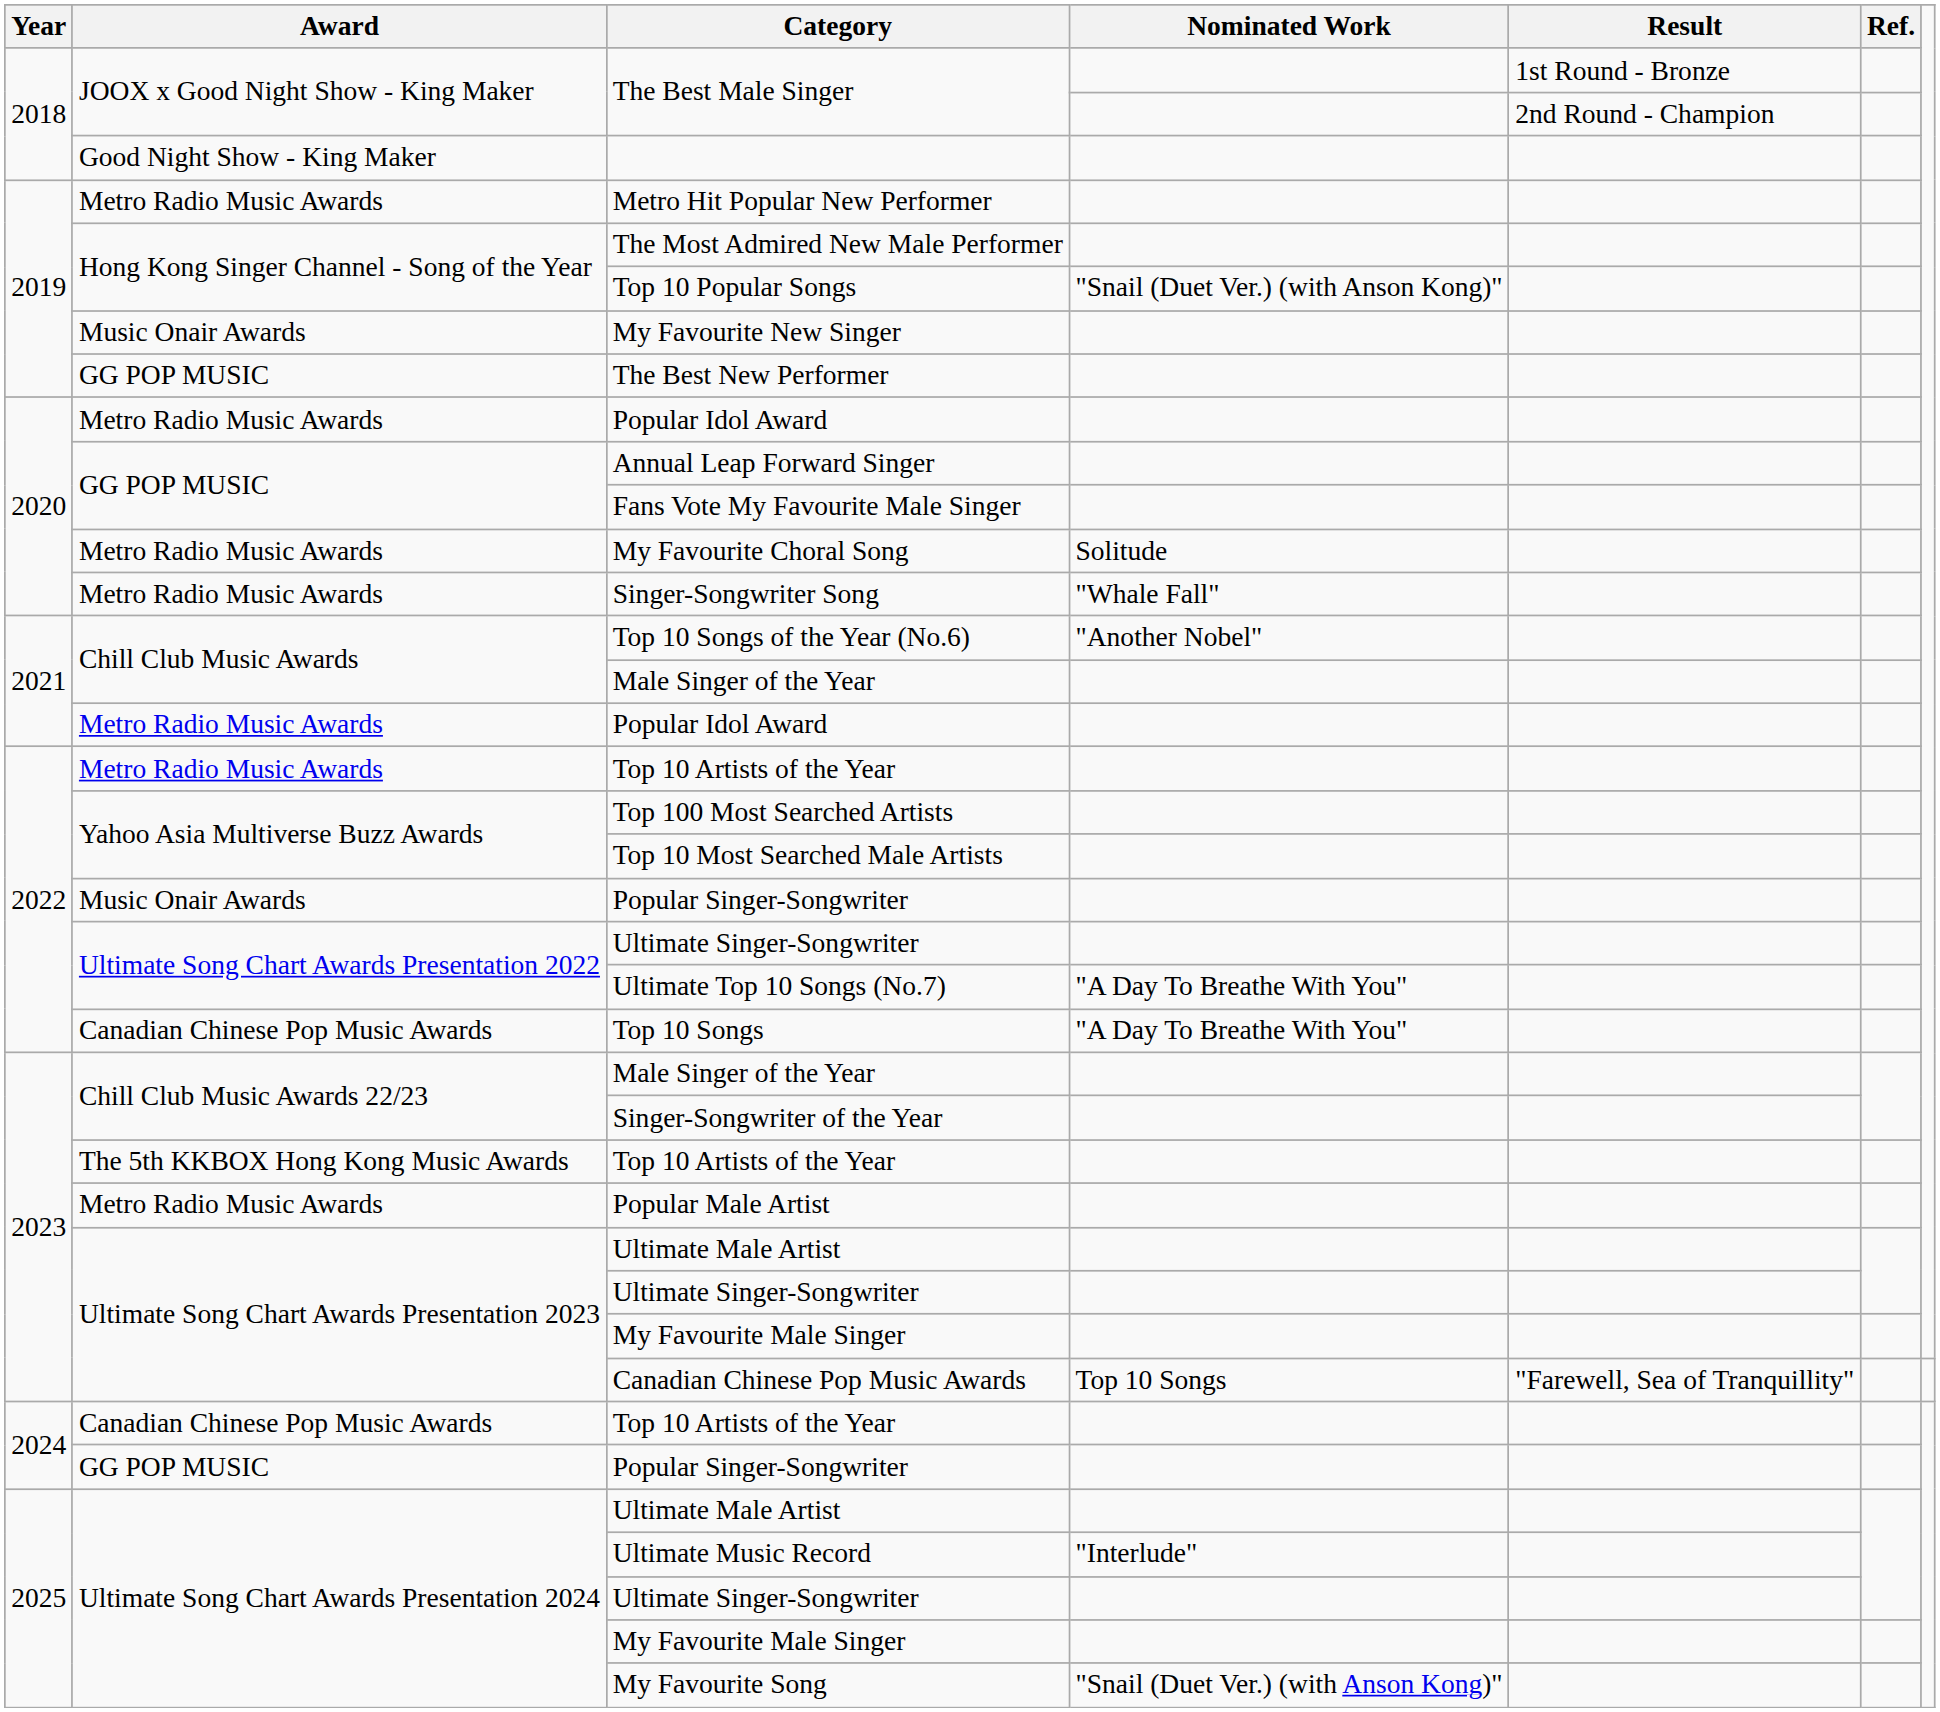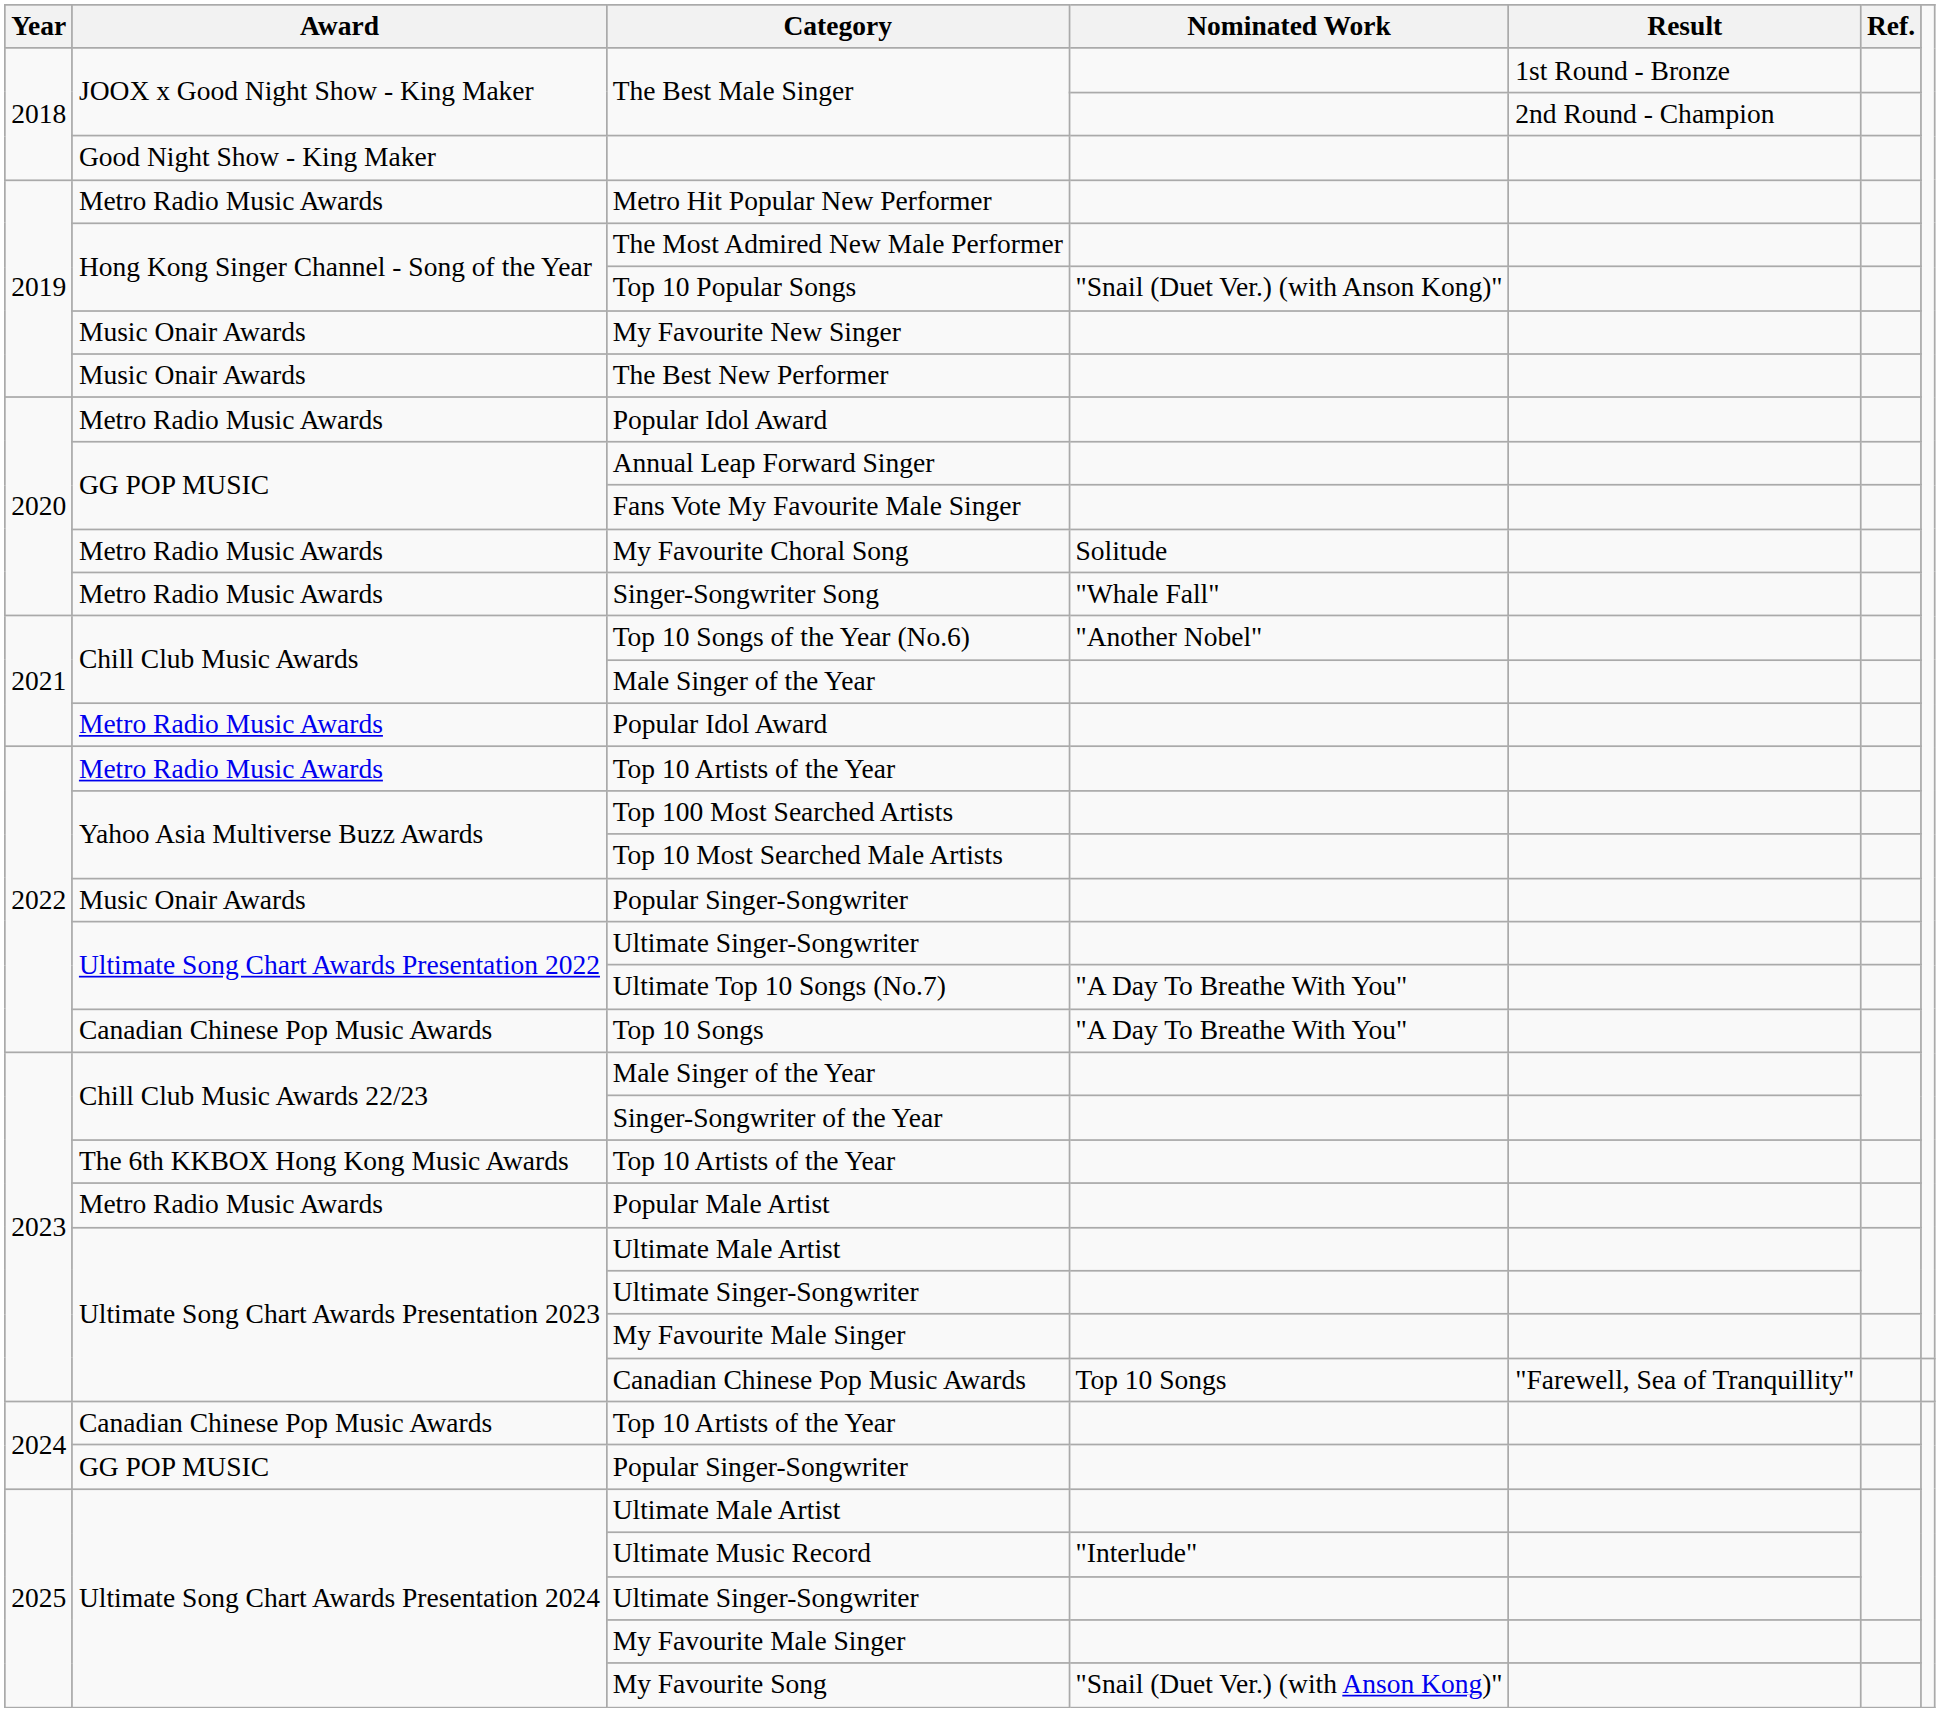(174, 375) GG POP MUSIC -> (192, 375) Music Onair Awards
(324, 1161) The 5th KKBOX Hong Kong Music Awards -> (324, 1161) The 6th KKBOX Hong Kong Music Awards
